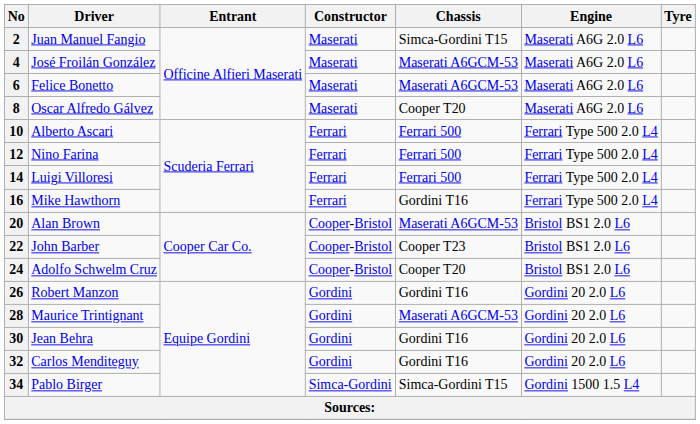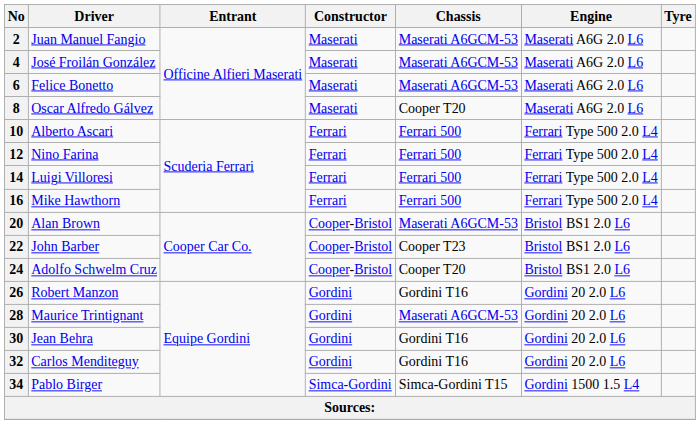(453, 39) Simca-Gordini T15 -> (458, 39) Maserati A6GCM-53
(433, 200) Gordini T16 -> (430, 200) Ferrari 500
